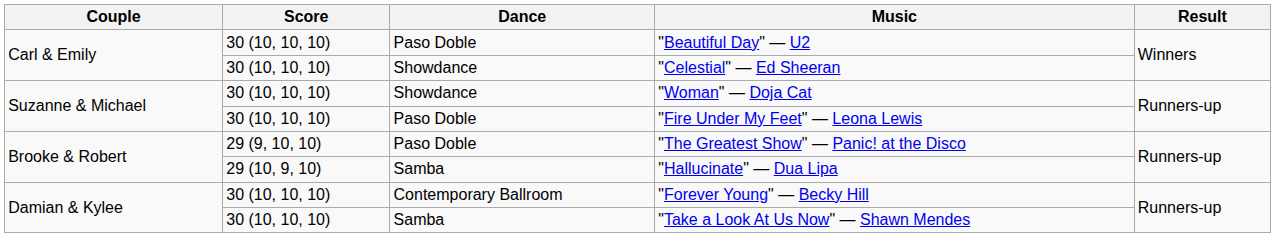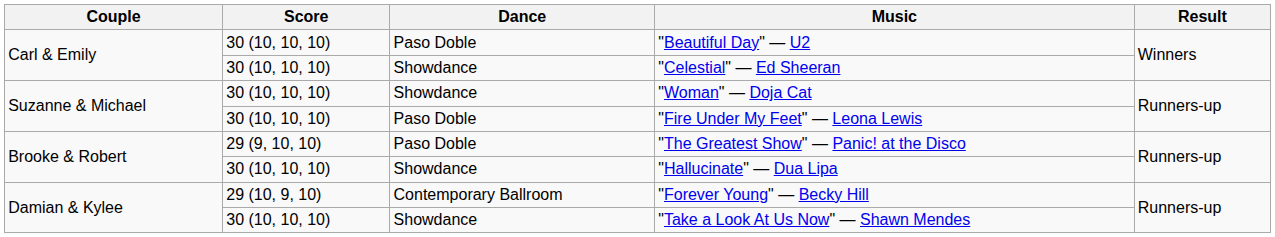(274, 169) 29 (10, 9, 10) -> (278, 169) 30 (10, 10, 10)
(419, 169) Samba -> (435, 169) Showdance
(278, 194) 30 (10, 10, 10) -> (274, 194) 29 (10, 9, 10)
(419, 220) Samba -> (435, 220) Showdance
